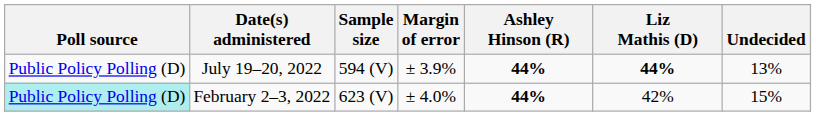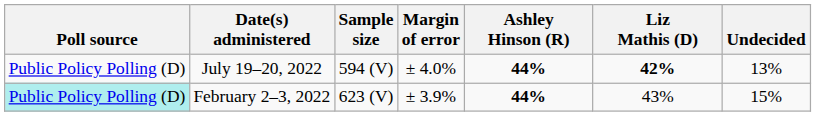(431, 68) ± 3.9% -> (431, 68) ± 4.0%
(658, 68) 44% -> (658, 68) 42%
(431, 97) ± 4.0% -> (431, 97) ± 3.9%
(658, 97) 42% -> (658, 97) 43%
